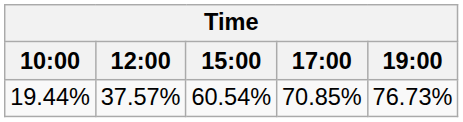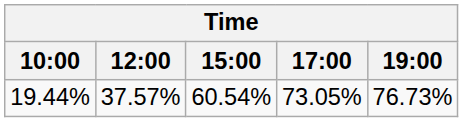(322, 97) 70.85% -> (322, 97) 73.05%
